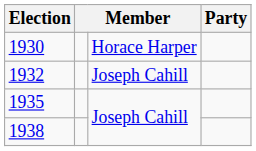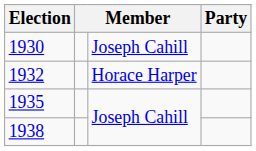(144, 46) Horace Harper -> (140, 46) Joseph Cahill
(140, 74) Joseph Cahill -> (144, 74) Horace Harper
